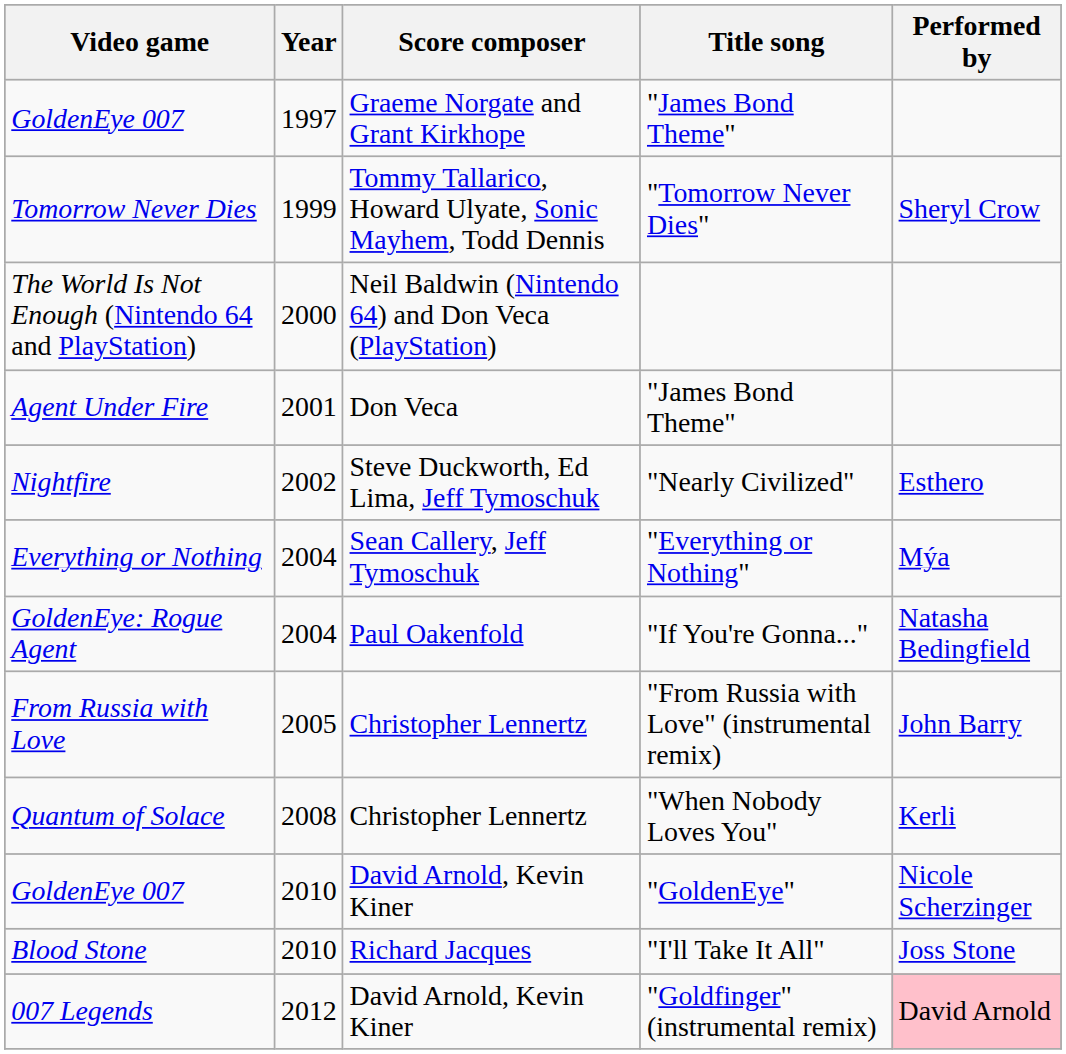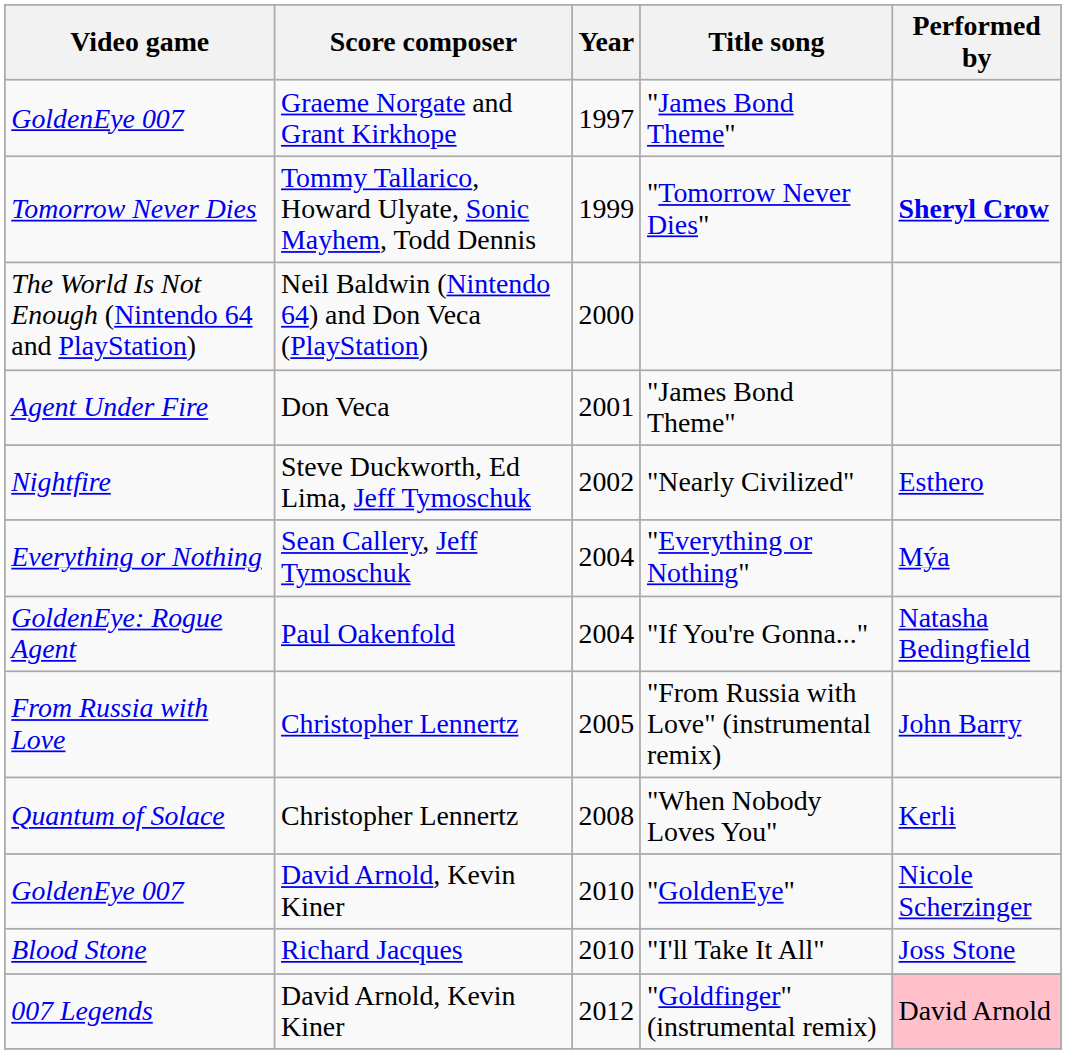columns swapped: (309, 42) <-> (492, 42)
(969, 208) normal -> (974, 208) bold
